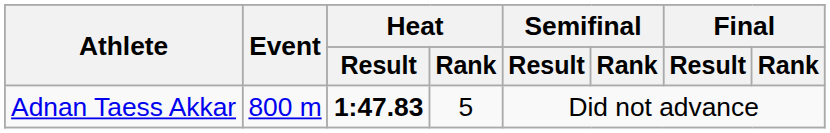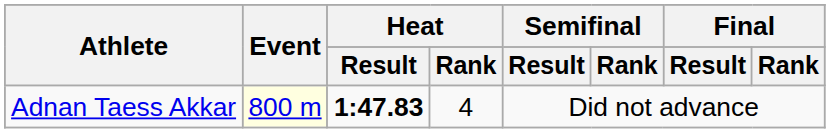(285, 107) no background -> (285, 107) lightyellow background
(466, 107) 5 -> (466, 107) 4
